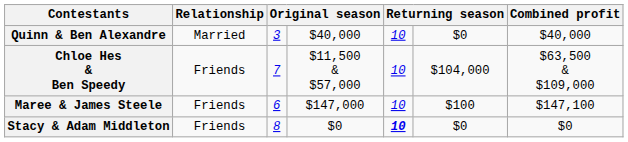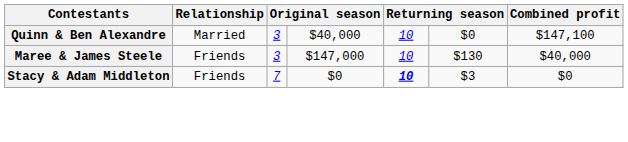(565, 35) $40,000 -> (565, 35) $147,100
- row: (89, 71)
(277, 106) 6 -> (277, 56) 3
(460, 106) $100 -> (468, 56) $130
(565, 106) $147,100 -> (565, 56) $40,000
(277, 126) 8 -> (277, 76) 7
(460, 126) $0 -> (468, 76) $3
